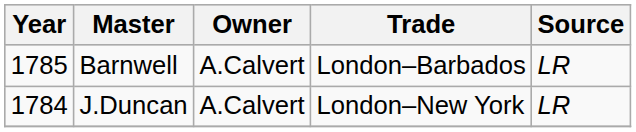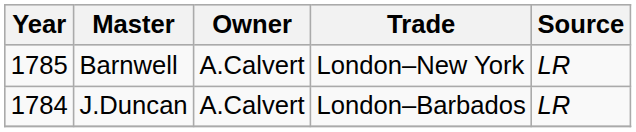(421, 65) London–Barbados -> (420, 65) London–New York
(420, 106) London–New York -> (421, 106) London–Barbados
